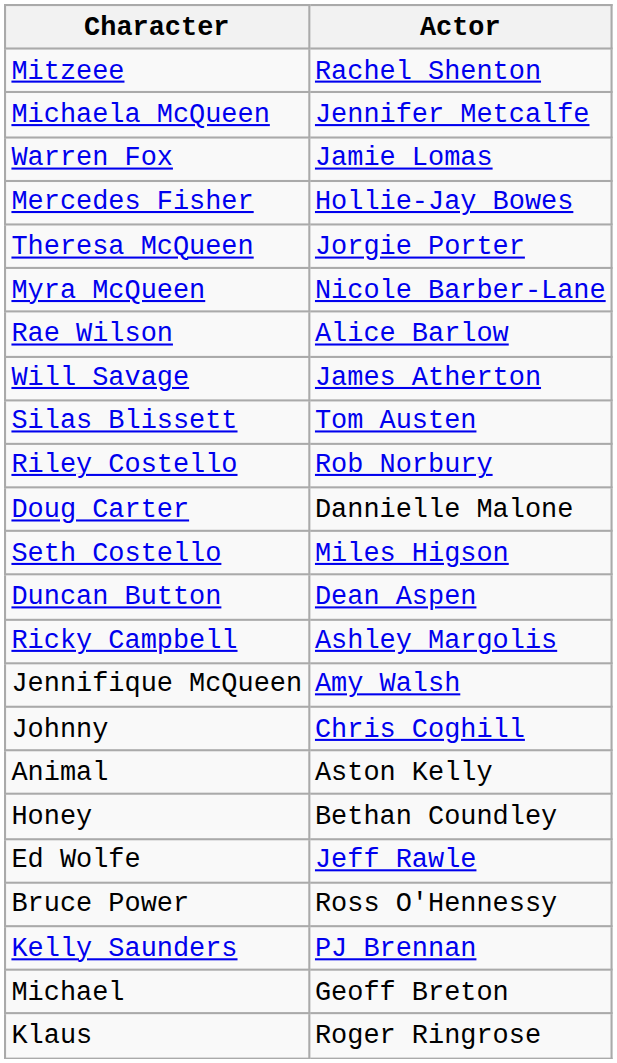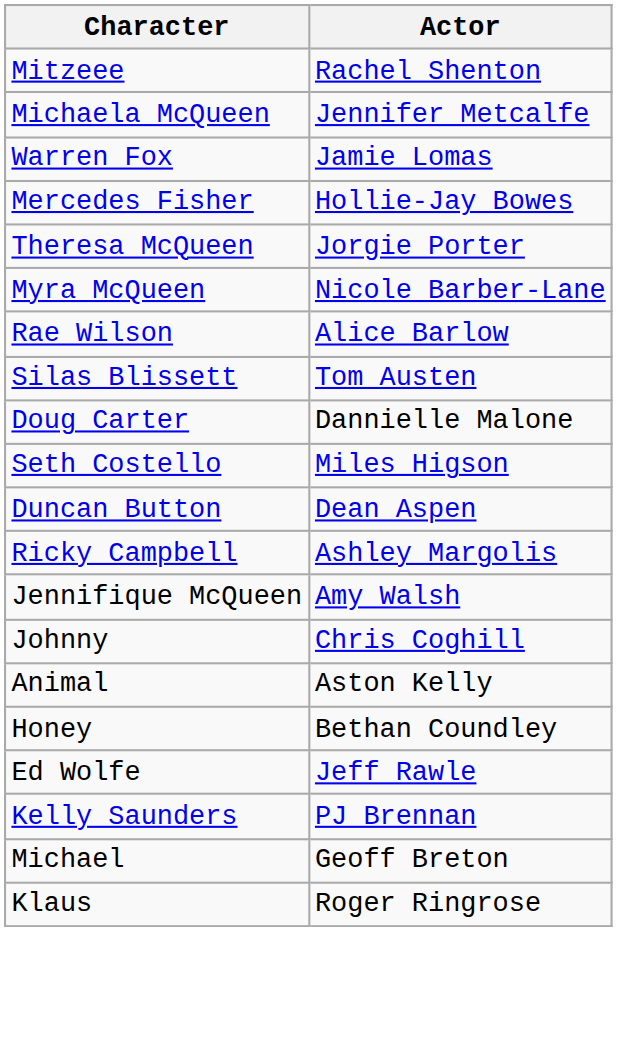- row: (100, 378)
- row: (124, 466)
- row: (100, 904)
